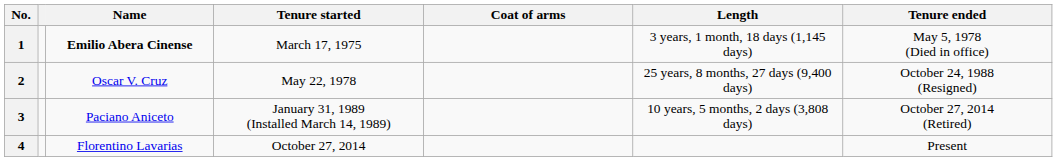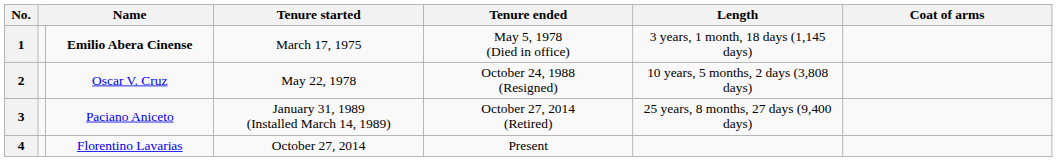columns swapped: (947, 15) <-> (528, 15)
(738, 80) 25 years, 8 months, 27 days (9,400 days) -> (738, 80) 10 years, 5 months, 2 days (3,808 days)
(738, 116) 10 years, 5 months, 2 days (3,808 days) -> (738, 116) 25 years, 8 months, 27 days (9,400 days)
